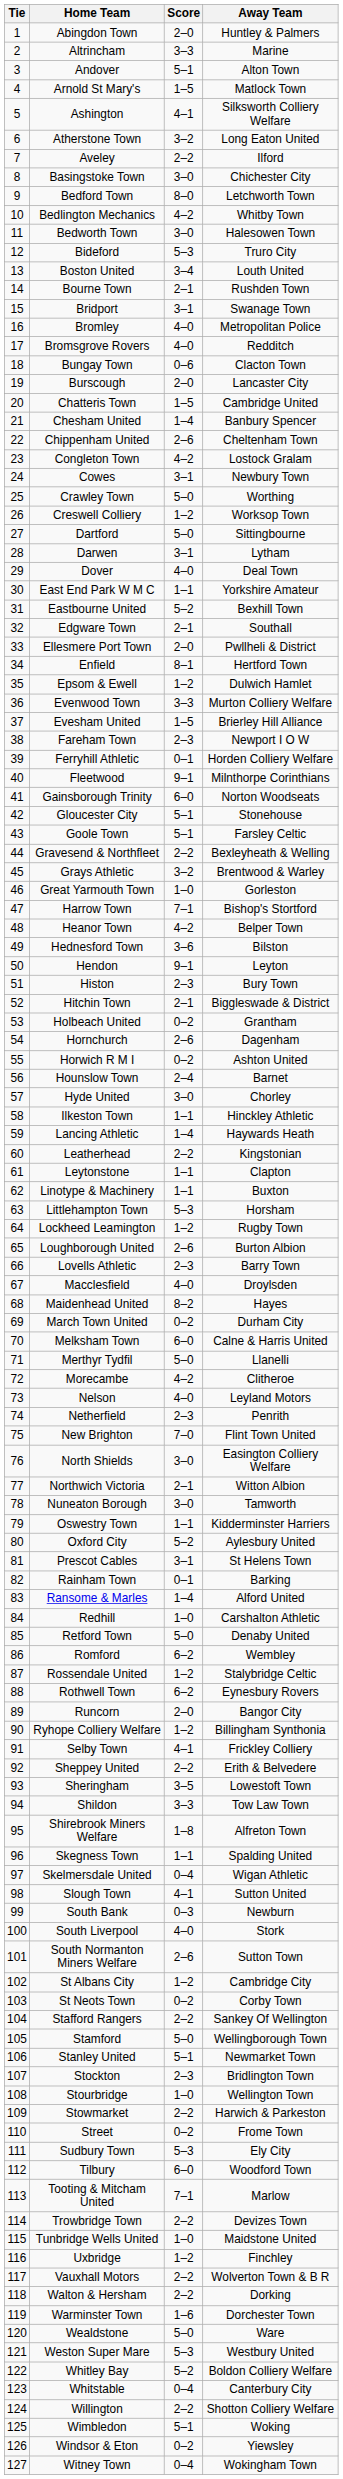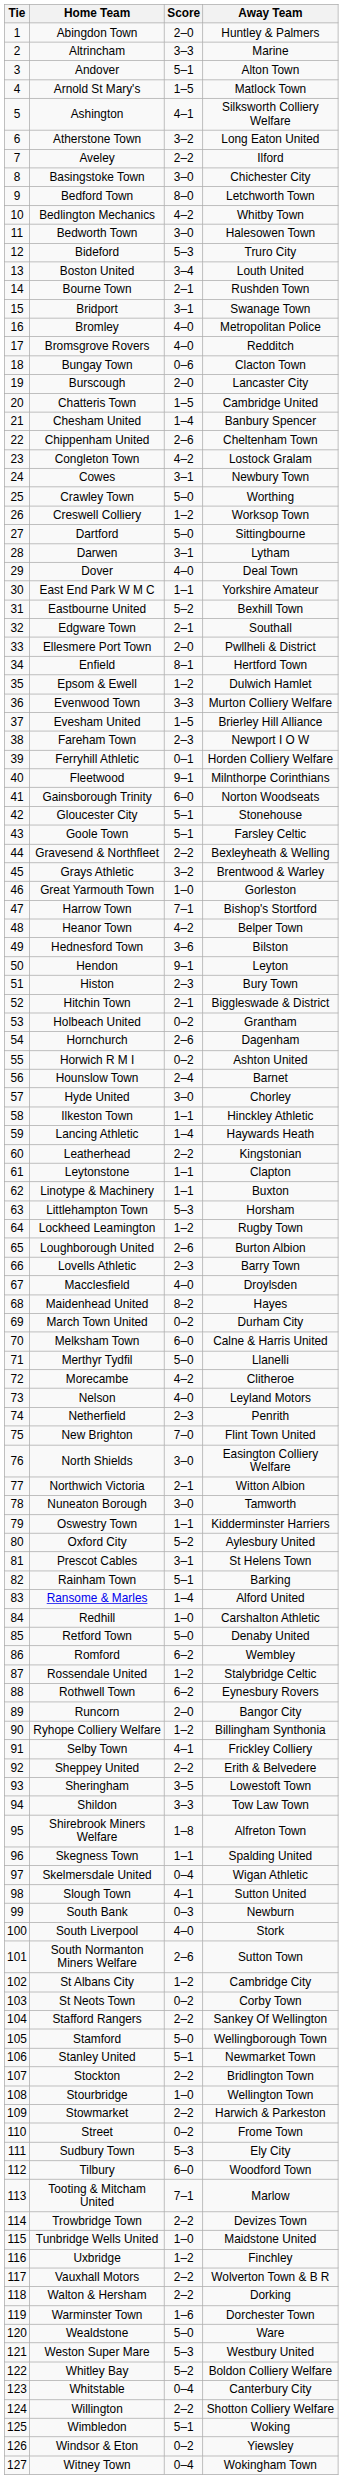(184, 1580) 0–1 -> (184, 1580) 5–1
(184, 2076) 2–3 -> (184, 2076) 2–2
